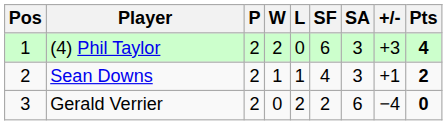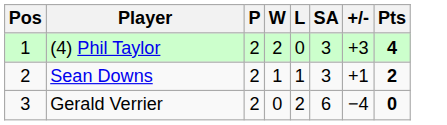- column: (325, 18)
